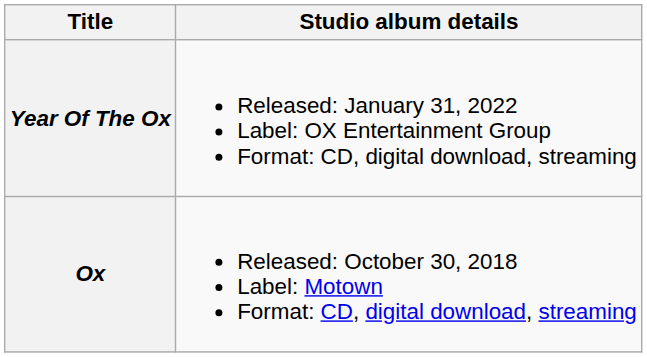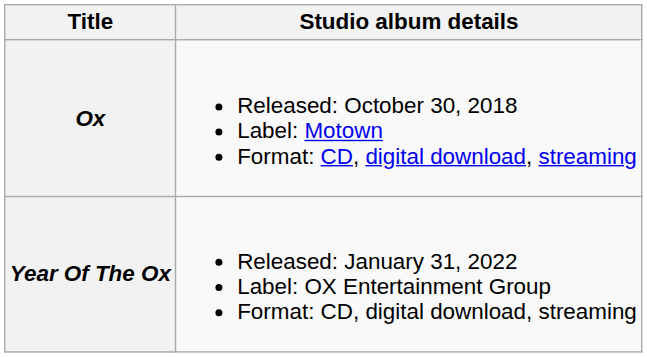rows swapped: (90, 273) <-> (90, 117)
